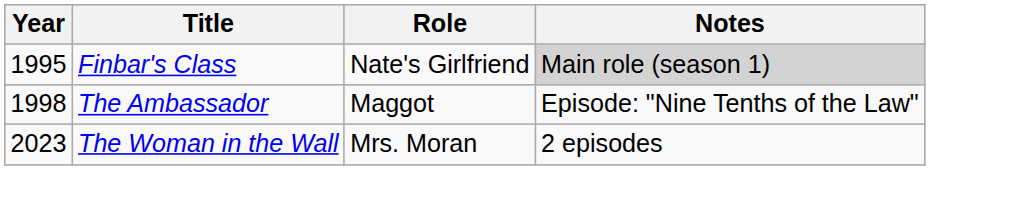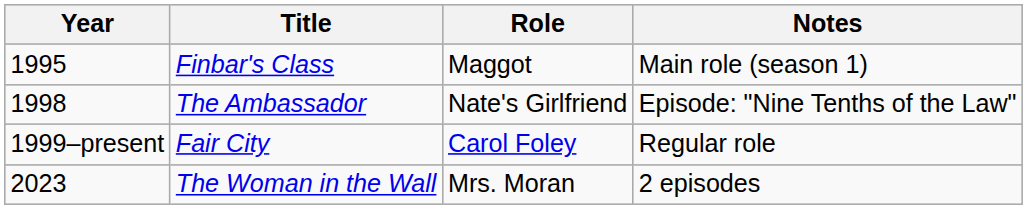(440, 64) Nate's Girlfriend -> (490, 64) Maggot
(656, 64) lightgrey background -> (753, 64) no background
(392, 104) Maggot -> (538, 104) Nate's Girlfriend
+ row: (223, 143)
